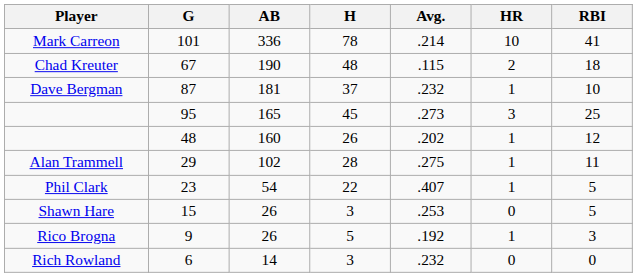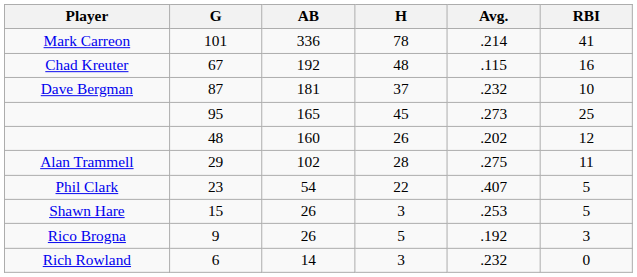- column: (512, 16)
(269, 65) 190 -> (308, 65) 192
(592, 65) 18 -> (586, 65) 16
